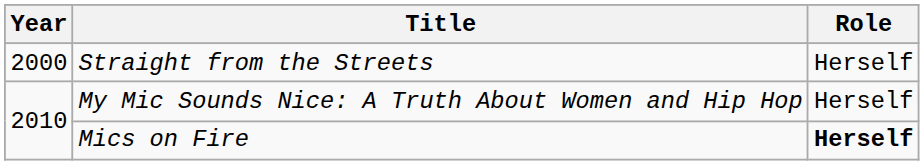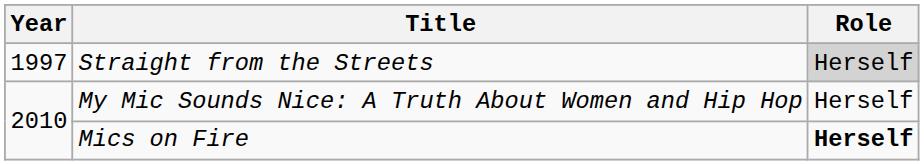(39, 63) 2000 -> (39, 63) 1997
(864, 63) no background -> (864, 63) lightgrey background
